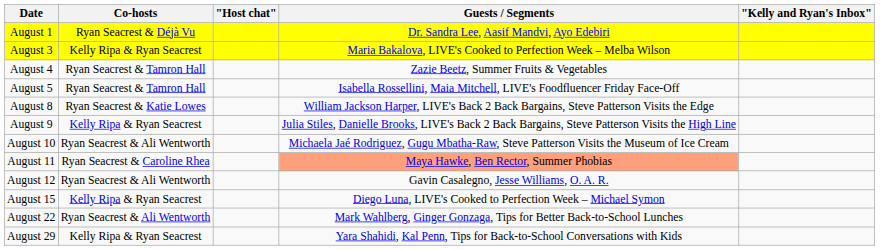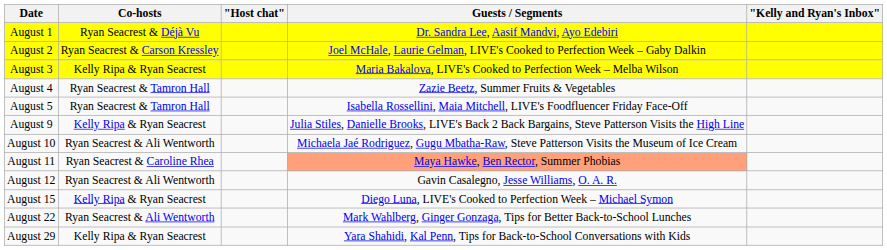+ row: (31, 50)
- row: (31, 106)
